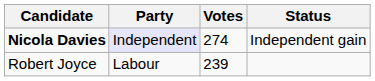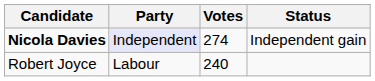(216, 64) 239 -> (216, 64) 240
